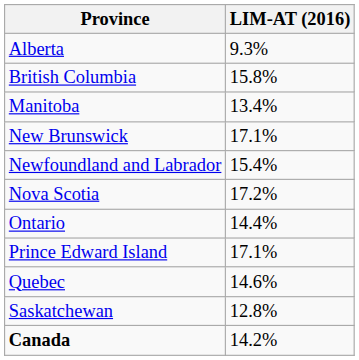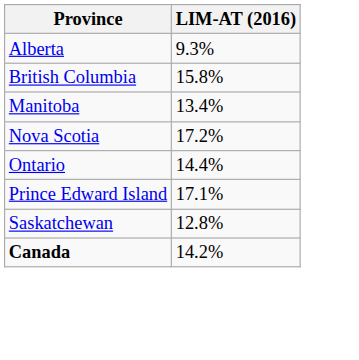- row: (68, 135)
- row: (115, 164)
- row: (37, 281)
